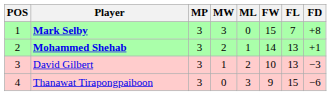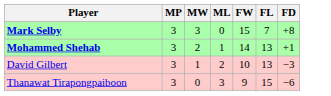- column: (17, 13)
